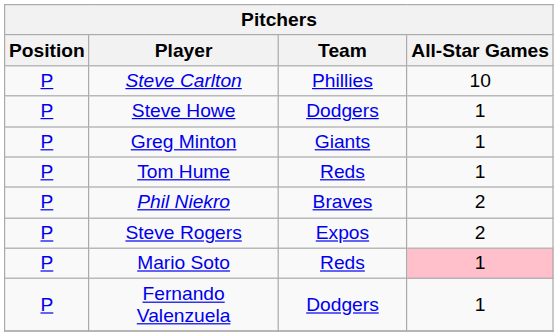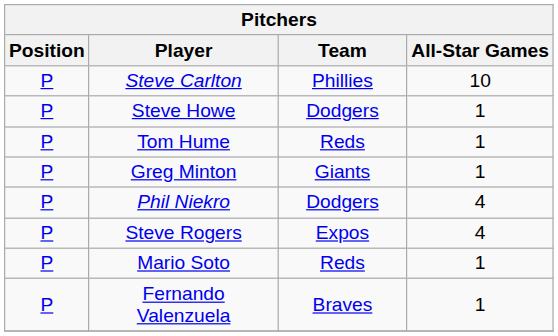rows swapped: (184, 171) <-> (184, 141)
(342, 202) Braves -> (342, 202) Dodgers
(480, 202) 2 -> (480, 202) 4
(480, 232) 2 -> (480, 232) 4
(480, 263) pink background -> (480, 263) no background
(342, 304) Dodgers -> (342, 304) Braves
